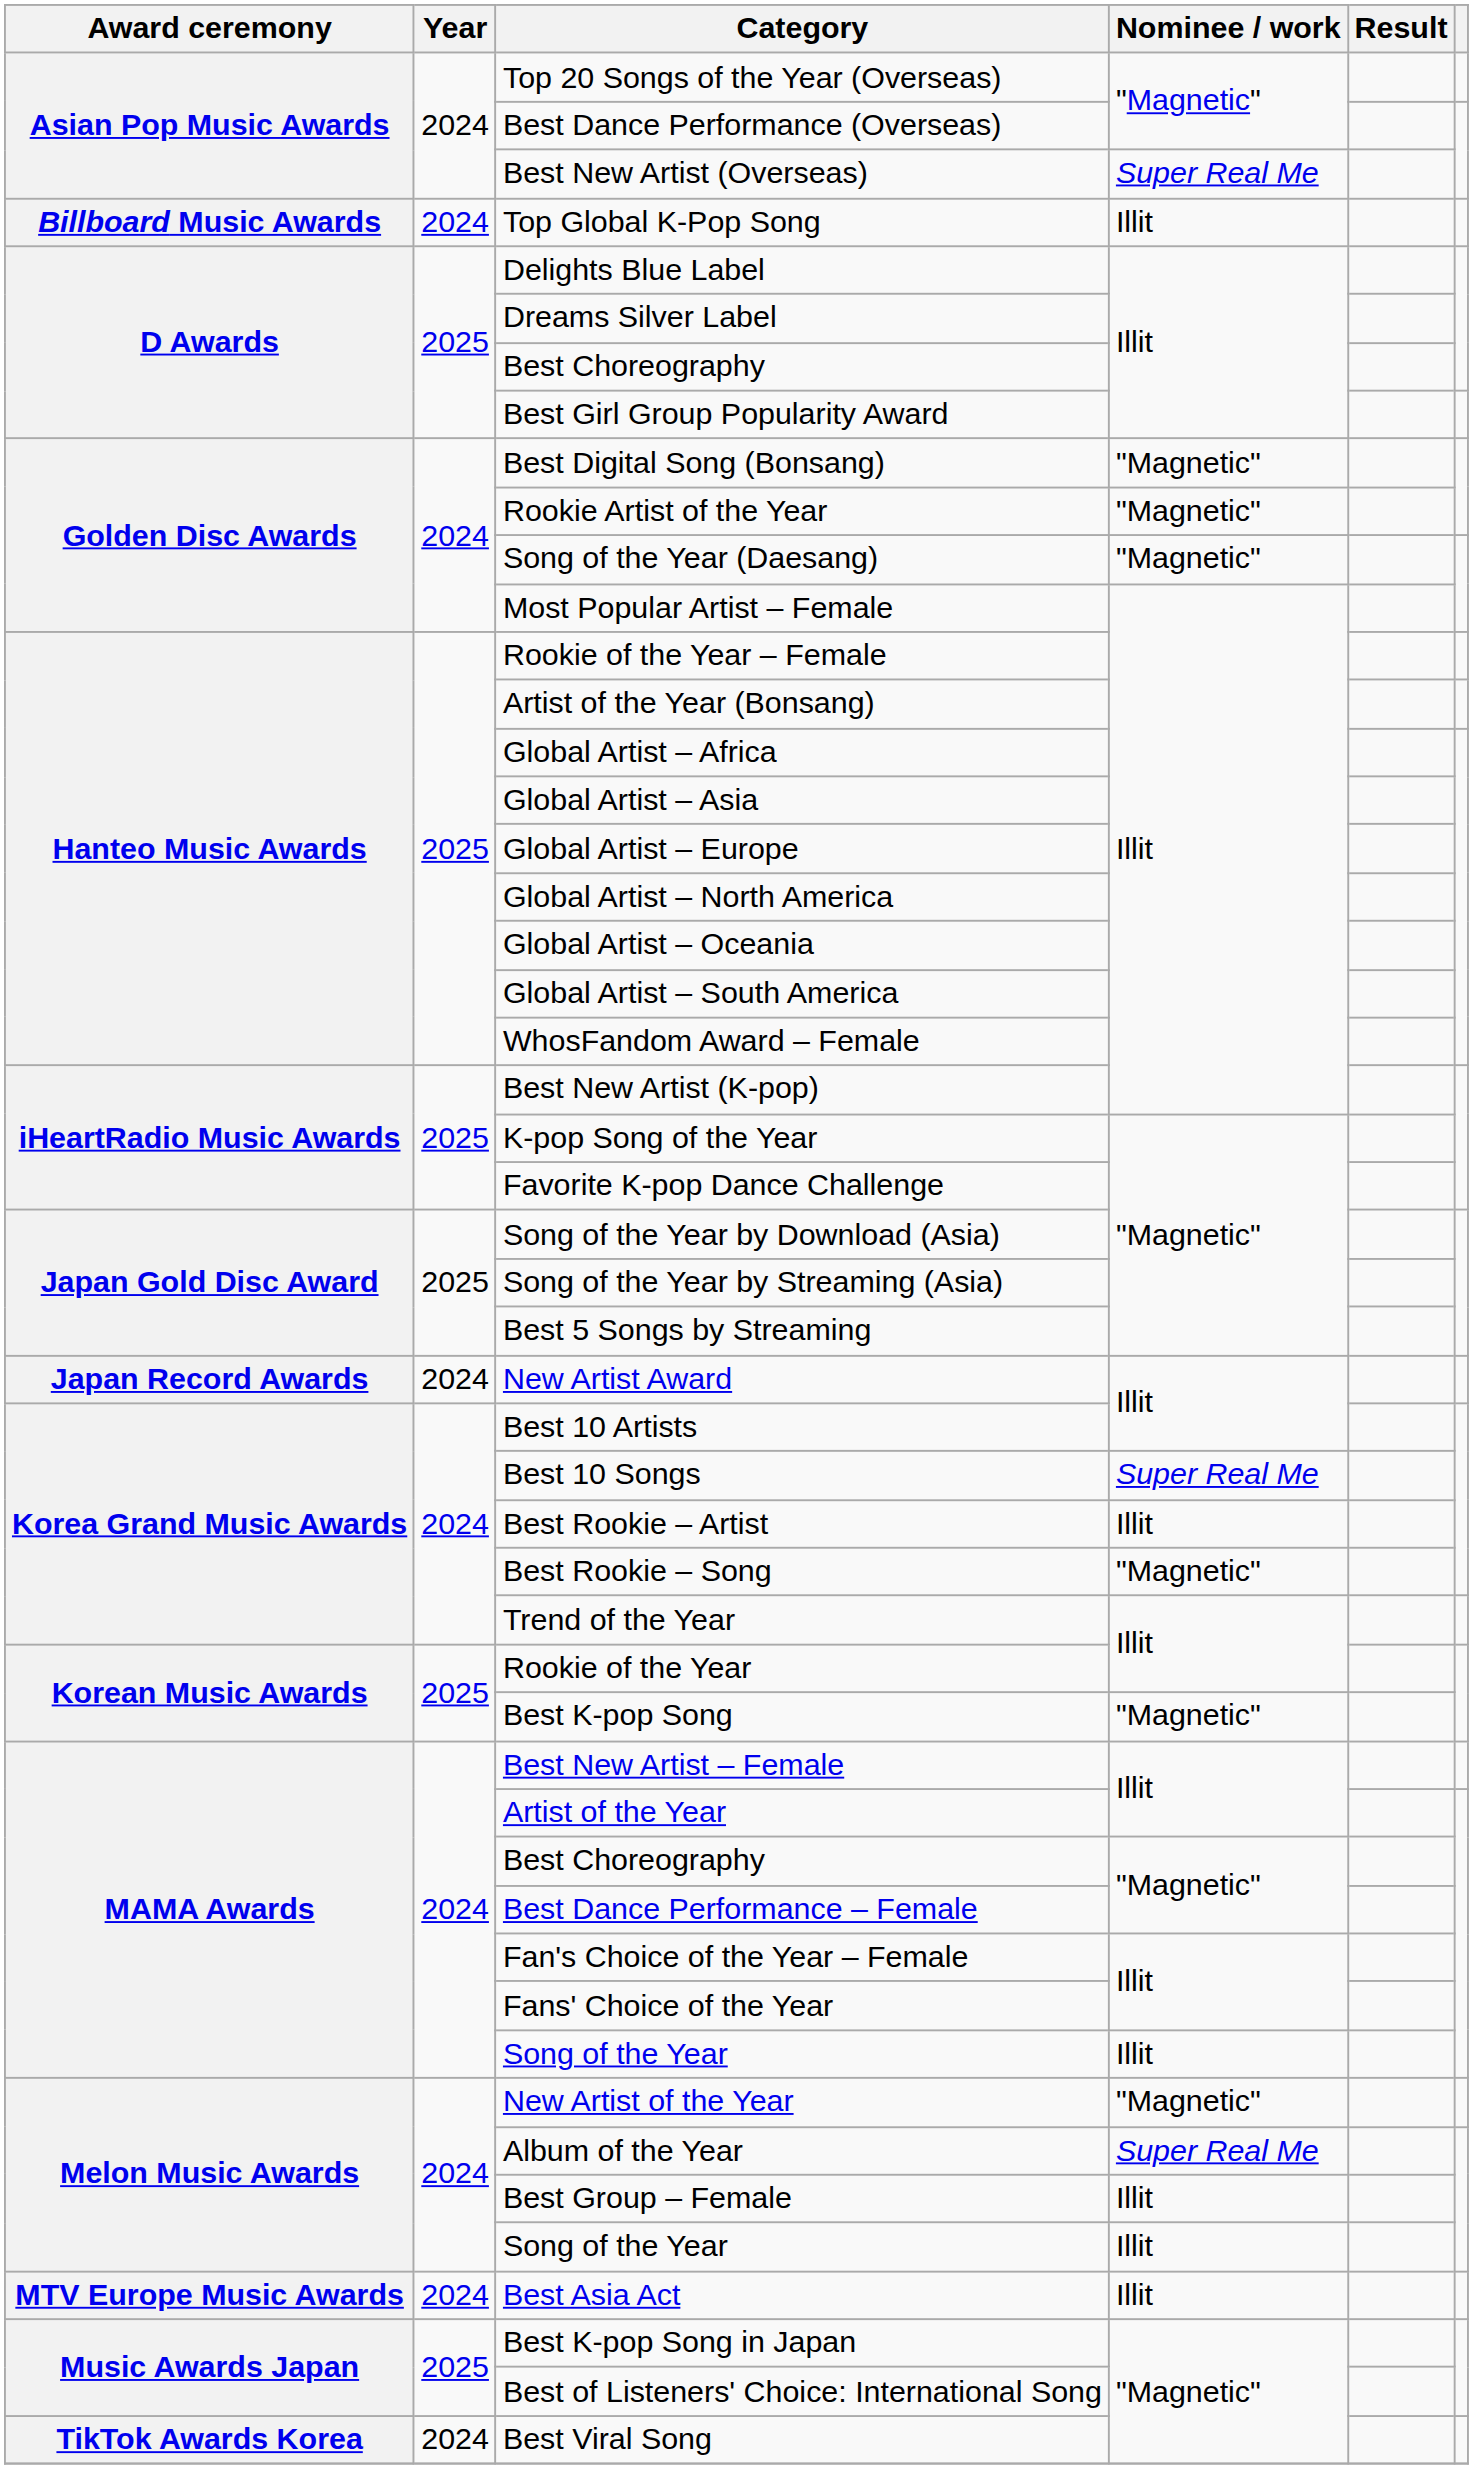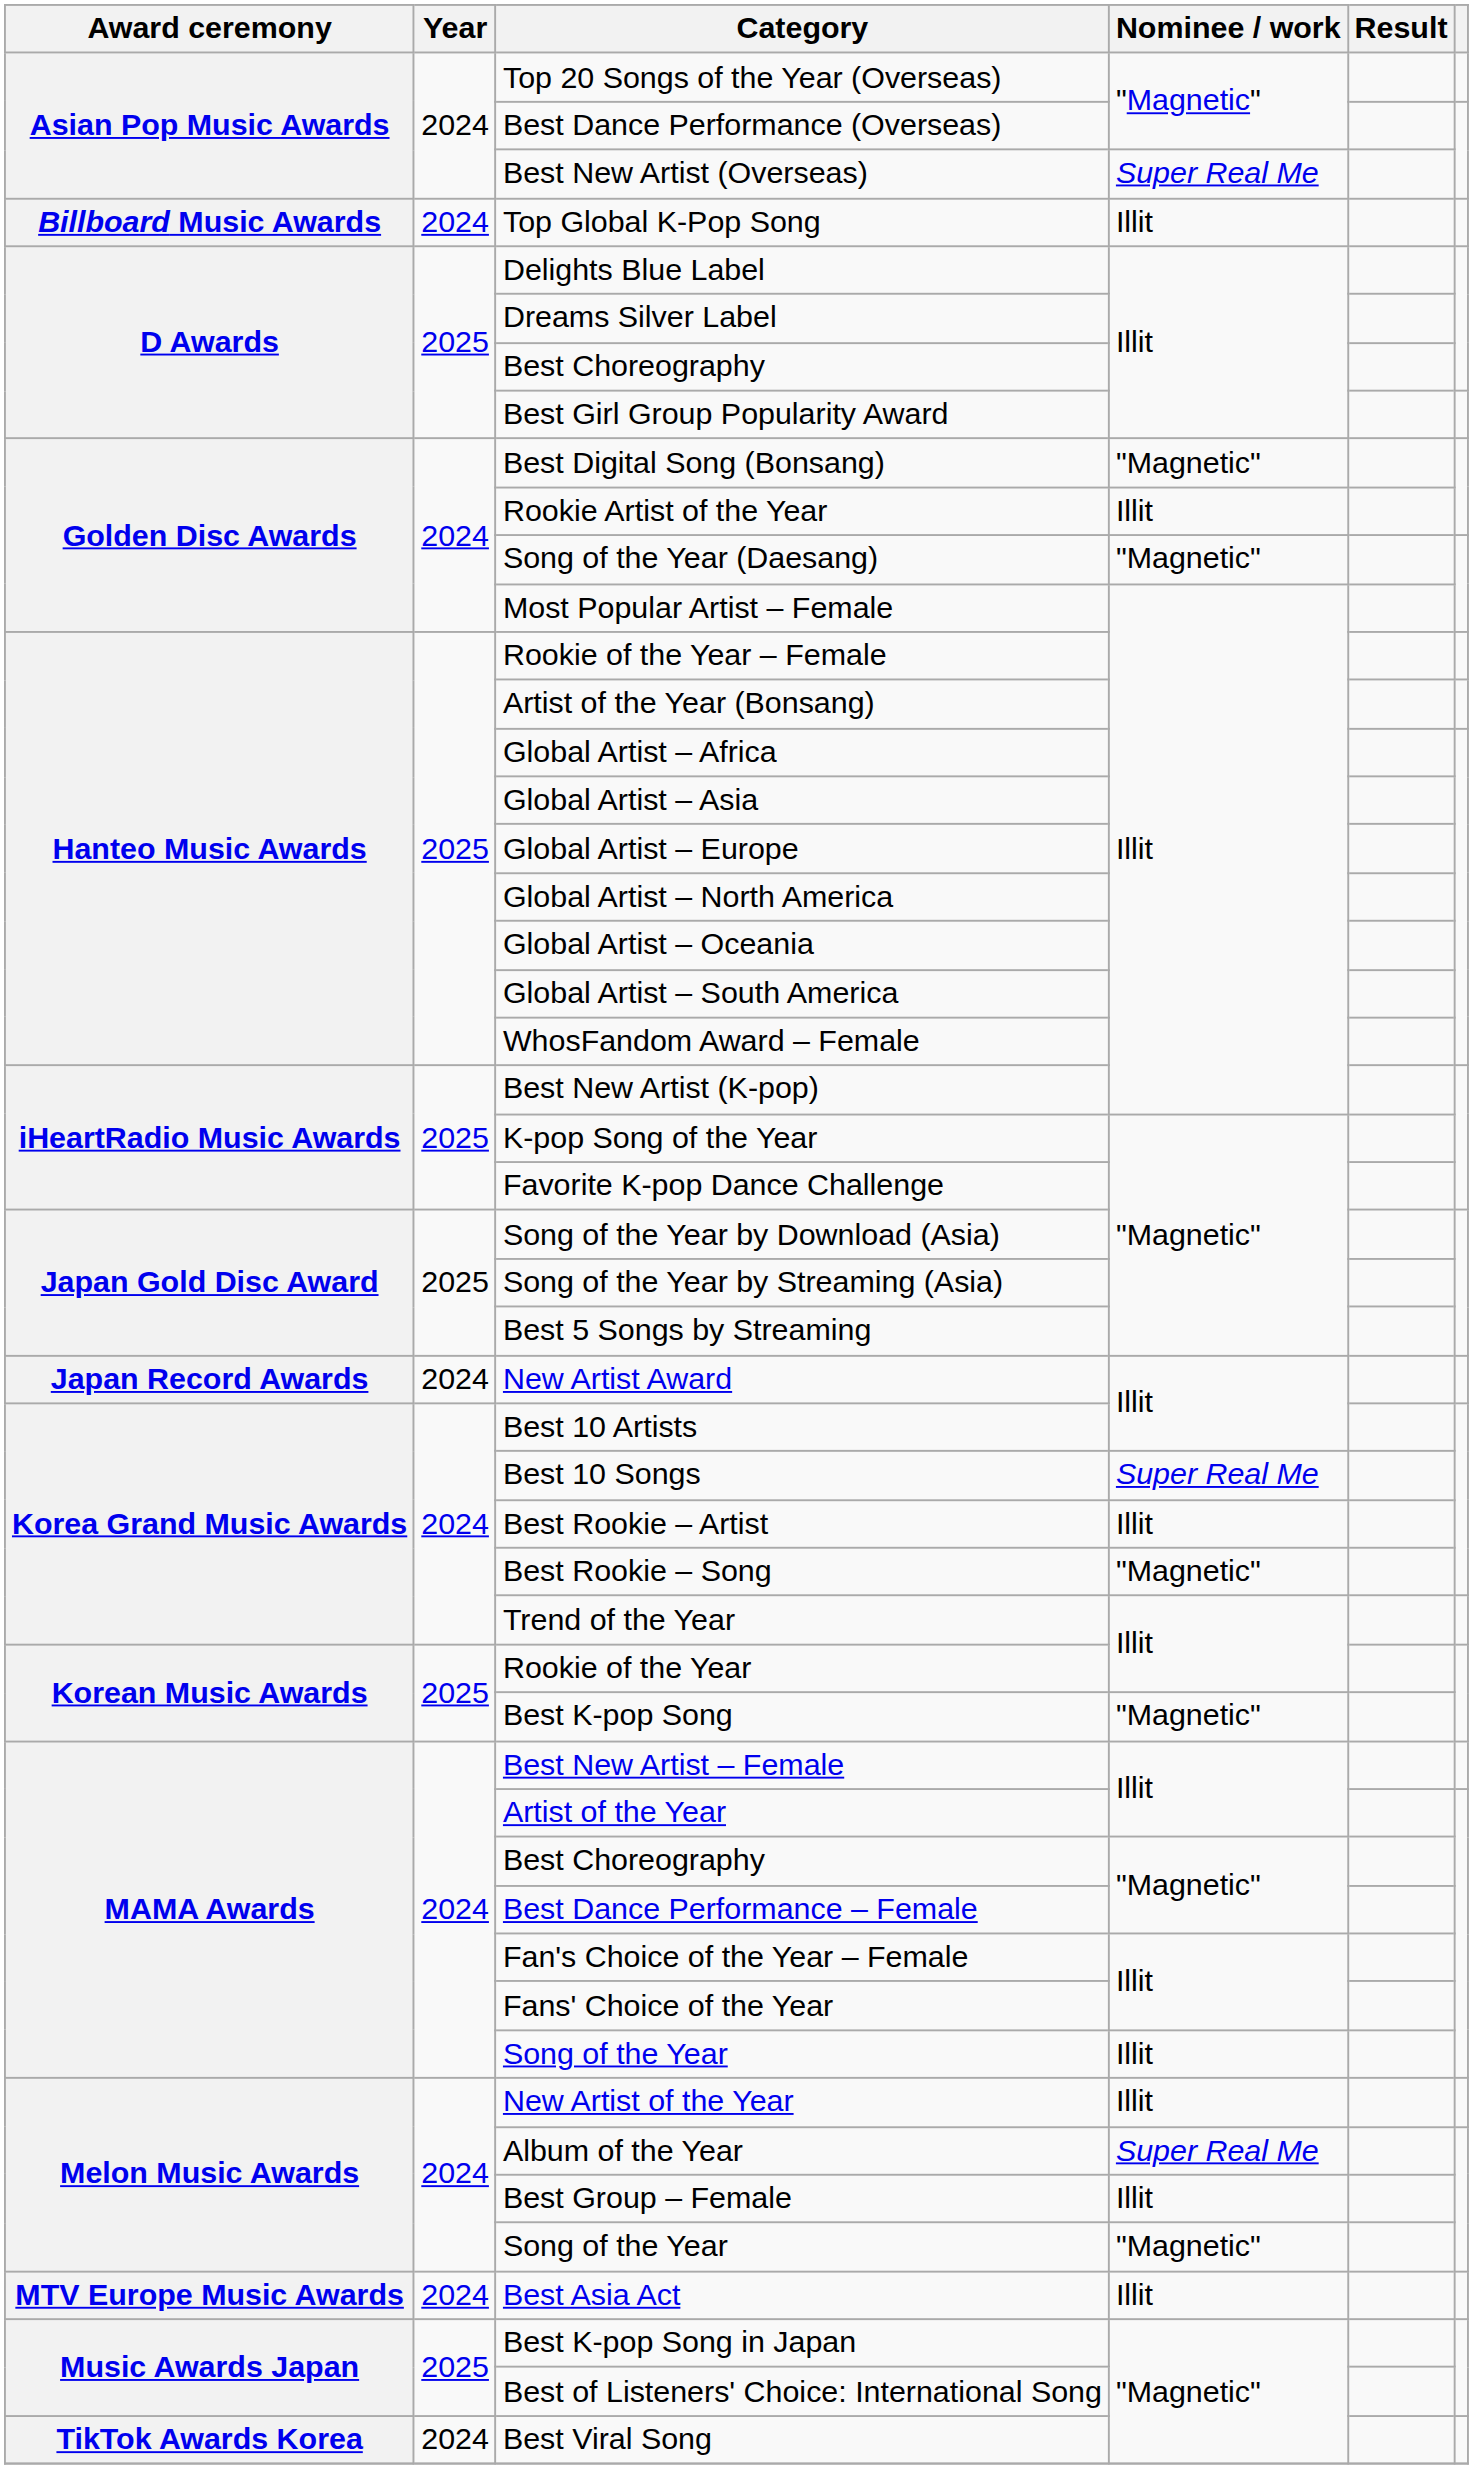(1188, 510) "Magnetic" -> (1134, 510) Illit
(1188, 2101) "Magnetic" -> (1134, 2101) Illit
(1134, 2246) Illit -> (1188, 2246) "Magnetic"
